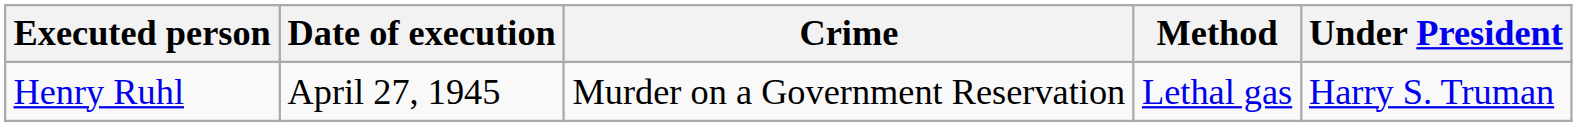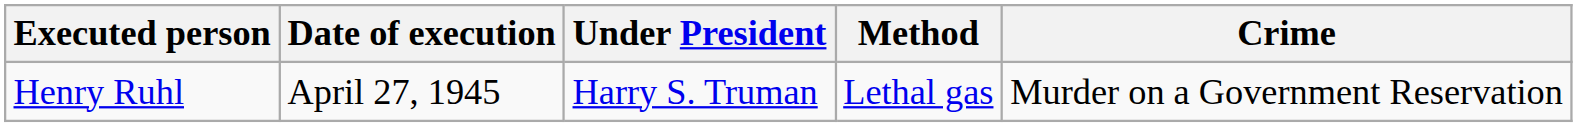columns swapped: (849, 33) <-> (1436, 33)
